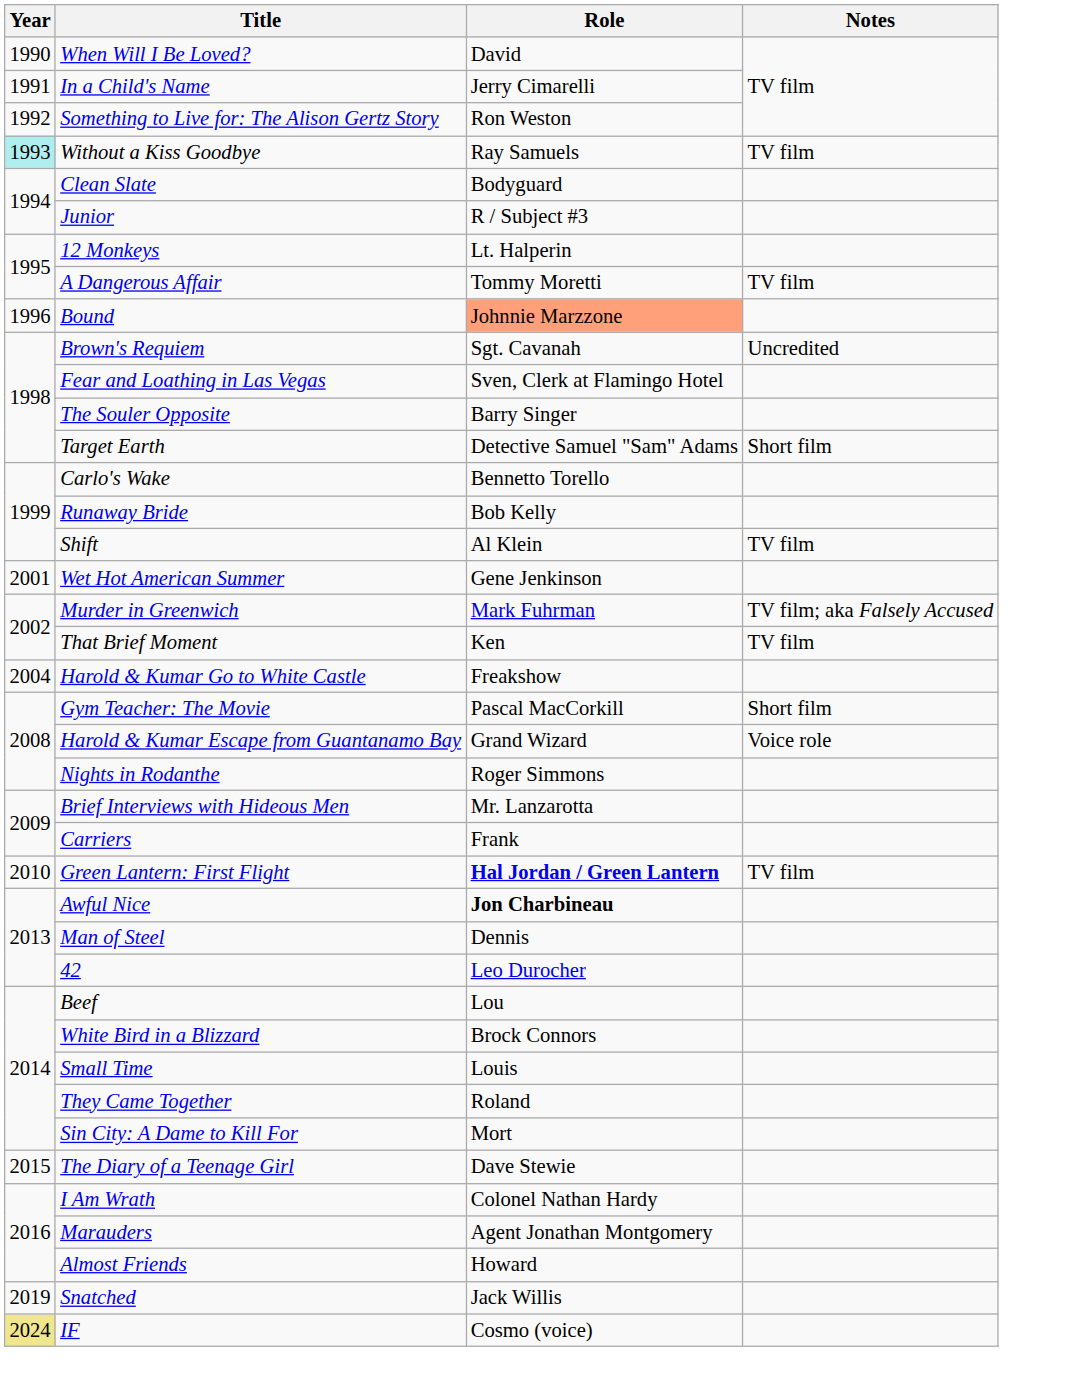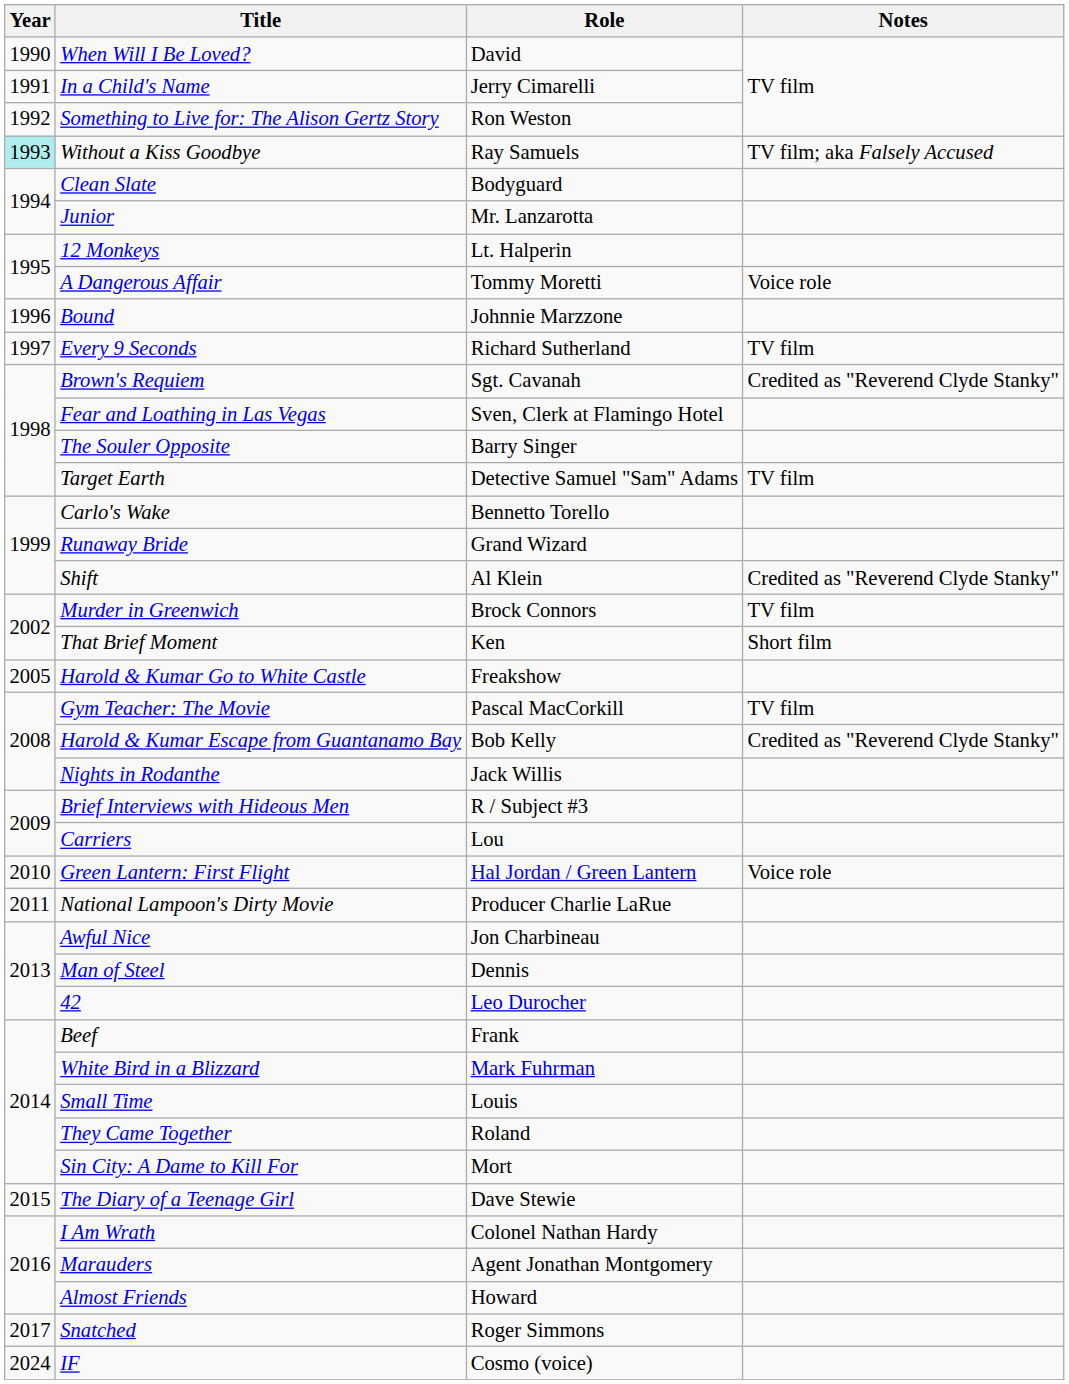(781, 151) TV film -> (870, 151) TV film; aka Falsely Accused
(529, 217) R / Subject #3 -> (532, 217) Mr. Lanzarotta
(781, 282) TV film -> (789, 282) Voice role
(547, 315) lightsalmon background -> (547, 315) no background
+ row: (128, 348)
(793, 348) Uncredited -> (903, 380) Credited as "Reverend Clyde Stanky"
(790, 446) Short film -> (781, 479) TV film
(513, 511) Bob Kelly -> (529, 544) Grand Wizard
(781, 544) TV film -> (903, 577) Credited as "Reverend Clyde Stanky"
- row: (172, 577)
(533, 610) Mark Fuhrman -> (533, 610) Brock Connors
(870, 610) TV film; aka Falsely Accused -> (781, 610) TV film
(781, 642) TV film -> (790, 642) Short film
(30, 675) 2004 -> (30, 675) 2005
(790, 708) Short film -> (781, 708) TV film
(529, 741) Grand Wizard -> (513, 741) Bob Kelly
(789, 741) Voice role -> (903, 741) Credited as "Reverend Clyde Stanky"
(537, 773) Roger Simmons -> (516, 773) Jack Willis
(532, 806) Mr. Lanzarotta -> (529, 806) R / Subject #3
(495, 839) Frank -> (487, 839) Lou
(595, 871) bold -> (584, 871) normal
(781, 871) TV film -> (789, 871) Voice role
+ row: (197, 904)
(542, 904) bold -> (535, 937) normal
(487, 1002) Lou -> (495, 1035) Frank
(533, 1035) Brock Connors -> (533, 1068) Mark Fuhrman
(30, 1297) 2019 -> (30, 1330) 2017
(516, 1297) Jack Willis -> (537, 1330) Roger Simmons
(30, 1330) khaki background -> (30, 1362) no background
